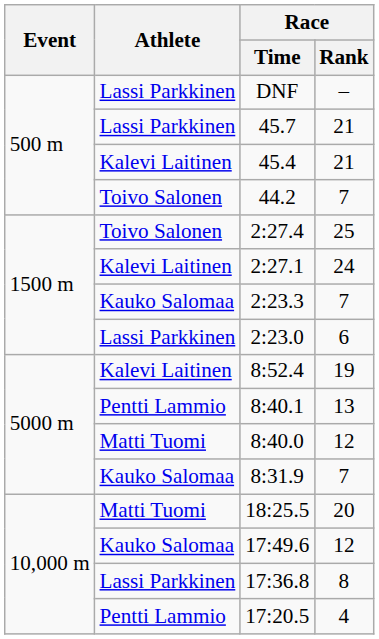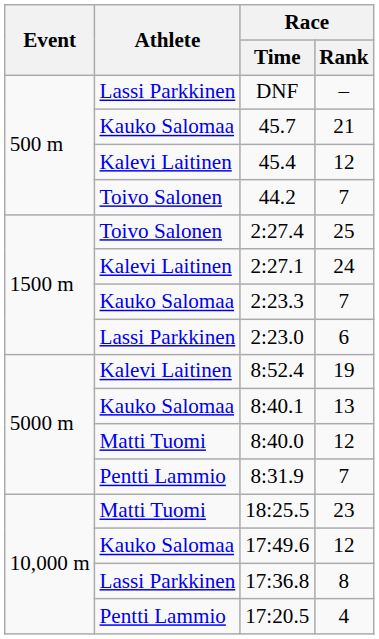(167, 127) Lassi Parkkinen -> (167, 127) Kauko Salomaa
(344, 161) 21 -> (344, 161) 12
(163, 406) Pentti Lammio -> (167, 406) Kauko Salomaa
(167, 476) Kauko Salomaa -> (163, 476) Pentti Lammio
(344, 511) 20 -> (344, 511) 23
